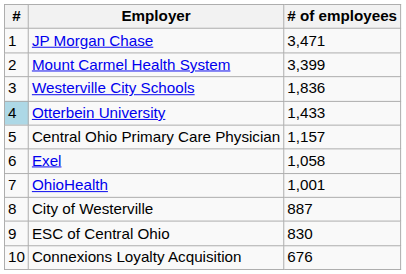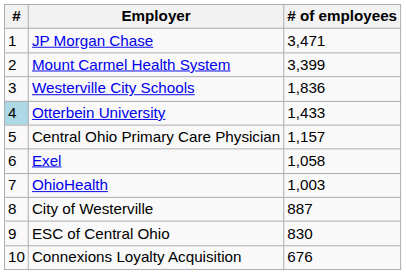(306, 185) 1,001 -> (306, 185) 1,003
